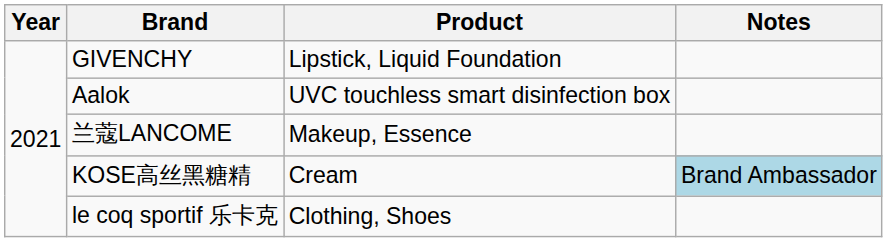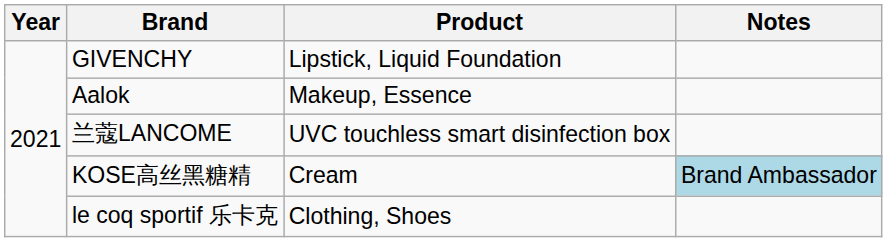(479, 95) UVC touchless smart disinfection box -> (380, 95) Makeup, Essence
(380, 134) Makeup, Essence -> (479, 134) UVC touchless smart disinfection box
